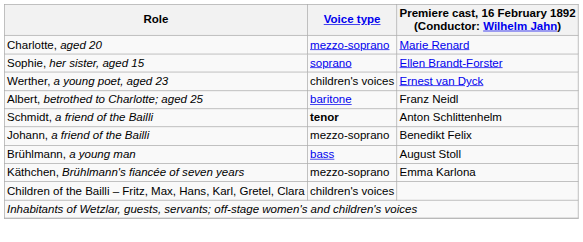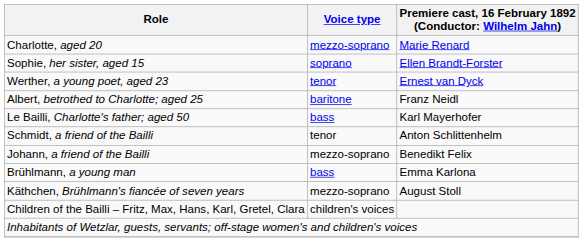(352, 81) children's voices -> (323, 81) tenor
+ row: (98, 117)
(324, 117) bold -> (323, 136) normal
(430, 154) August Stoll -> (438, 172) Emma Karlona
(438, 172) Emma Karlona -> (430, 191) August Stoll
